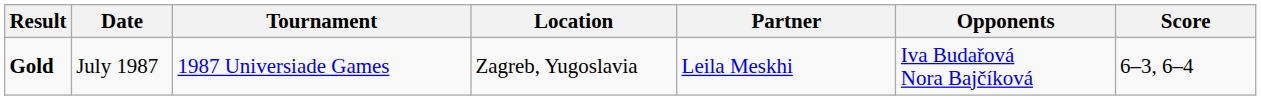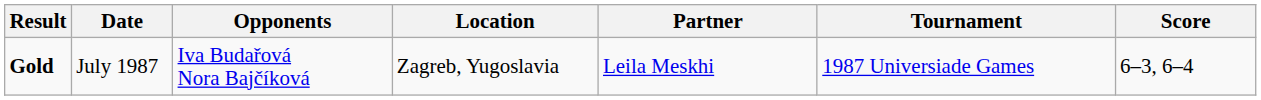columns swapped: (322, 21) <-> (1006, 21)
